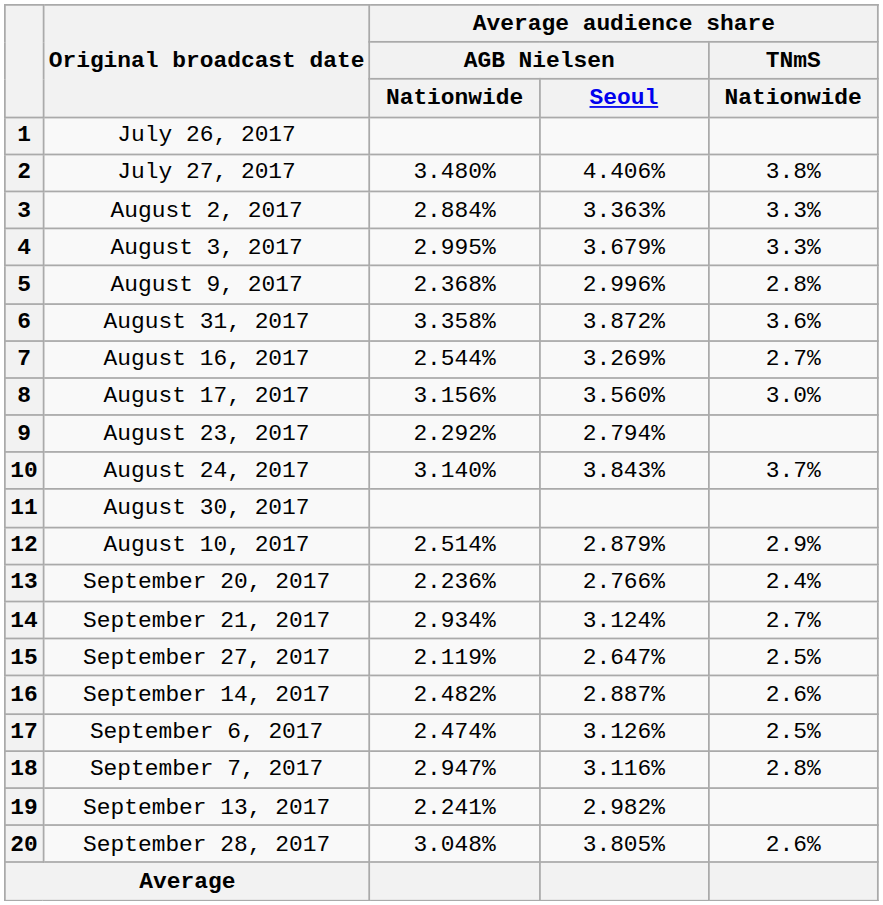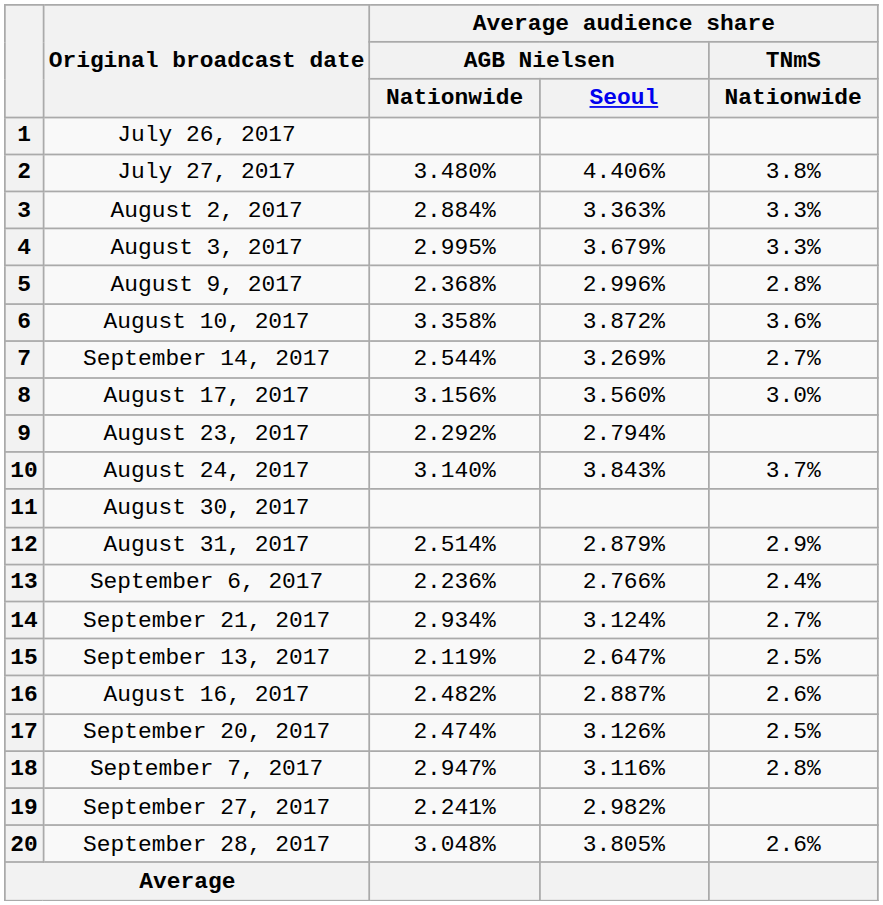(207, 322) August 31, 2017 -> (207, 322) August 10, 2017
(207, 359) August 16, 2017 -> (207, 359) September 14, 2017
(207, 546) August 10, 2017 -> (207, 546) August 31, 2017
(207, 583) September 20, 2017 -> (207, 583) September 6, 2017
(207, 657) September 27, 2017 -> (207, 657) September 13, 2017
(207, 695) September 14, 2017 -> (207, 695) August 16, 2017
(207, 732) September 6, 2017 -> (207, 732) September 20, 2017
(207, 807) September 13, 2017 -> (207, 807) September 27, 2017
